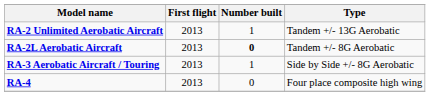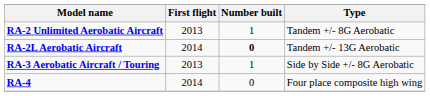(343, 30) Tandem +/- 13G Aerobatic -> (341, 30) Tandem +/- 8G Aerobatic
(192, 48) 2013 -> (192, 48) 2014
(341, 48) Tandem +/- 8G Aerobatic -> (343, 48) Tandem +/- 13G Aerobatic
(192, 82) 2013 -> (192, 82) 2014
